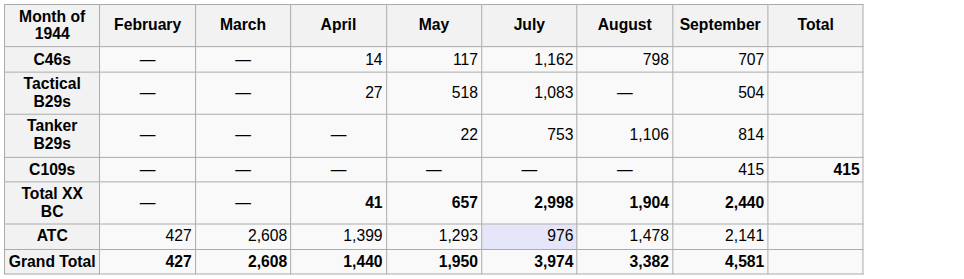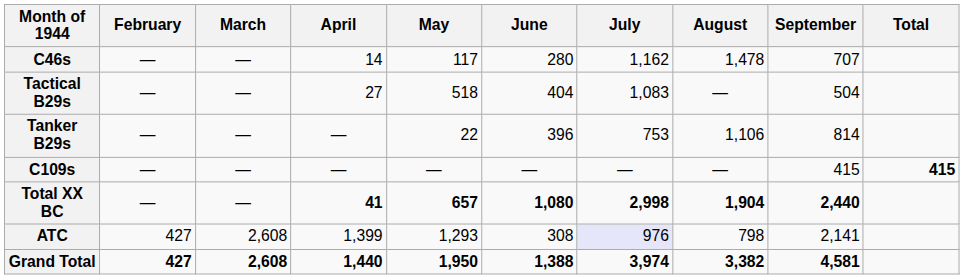+ column: (529, 25)
(656, 59) 798 -> (745, 59) 1,478
(649, 236) 1,478 -> (751, 236) 798
